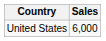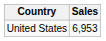(85, 28) 6,000 -> (85, 28) 6,953
